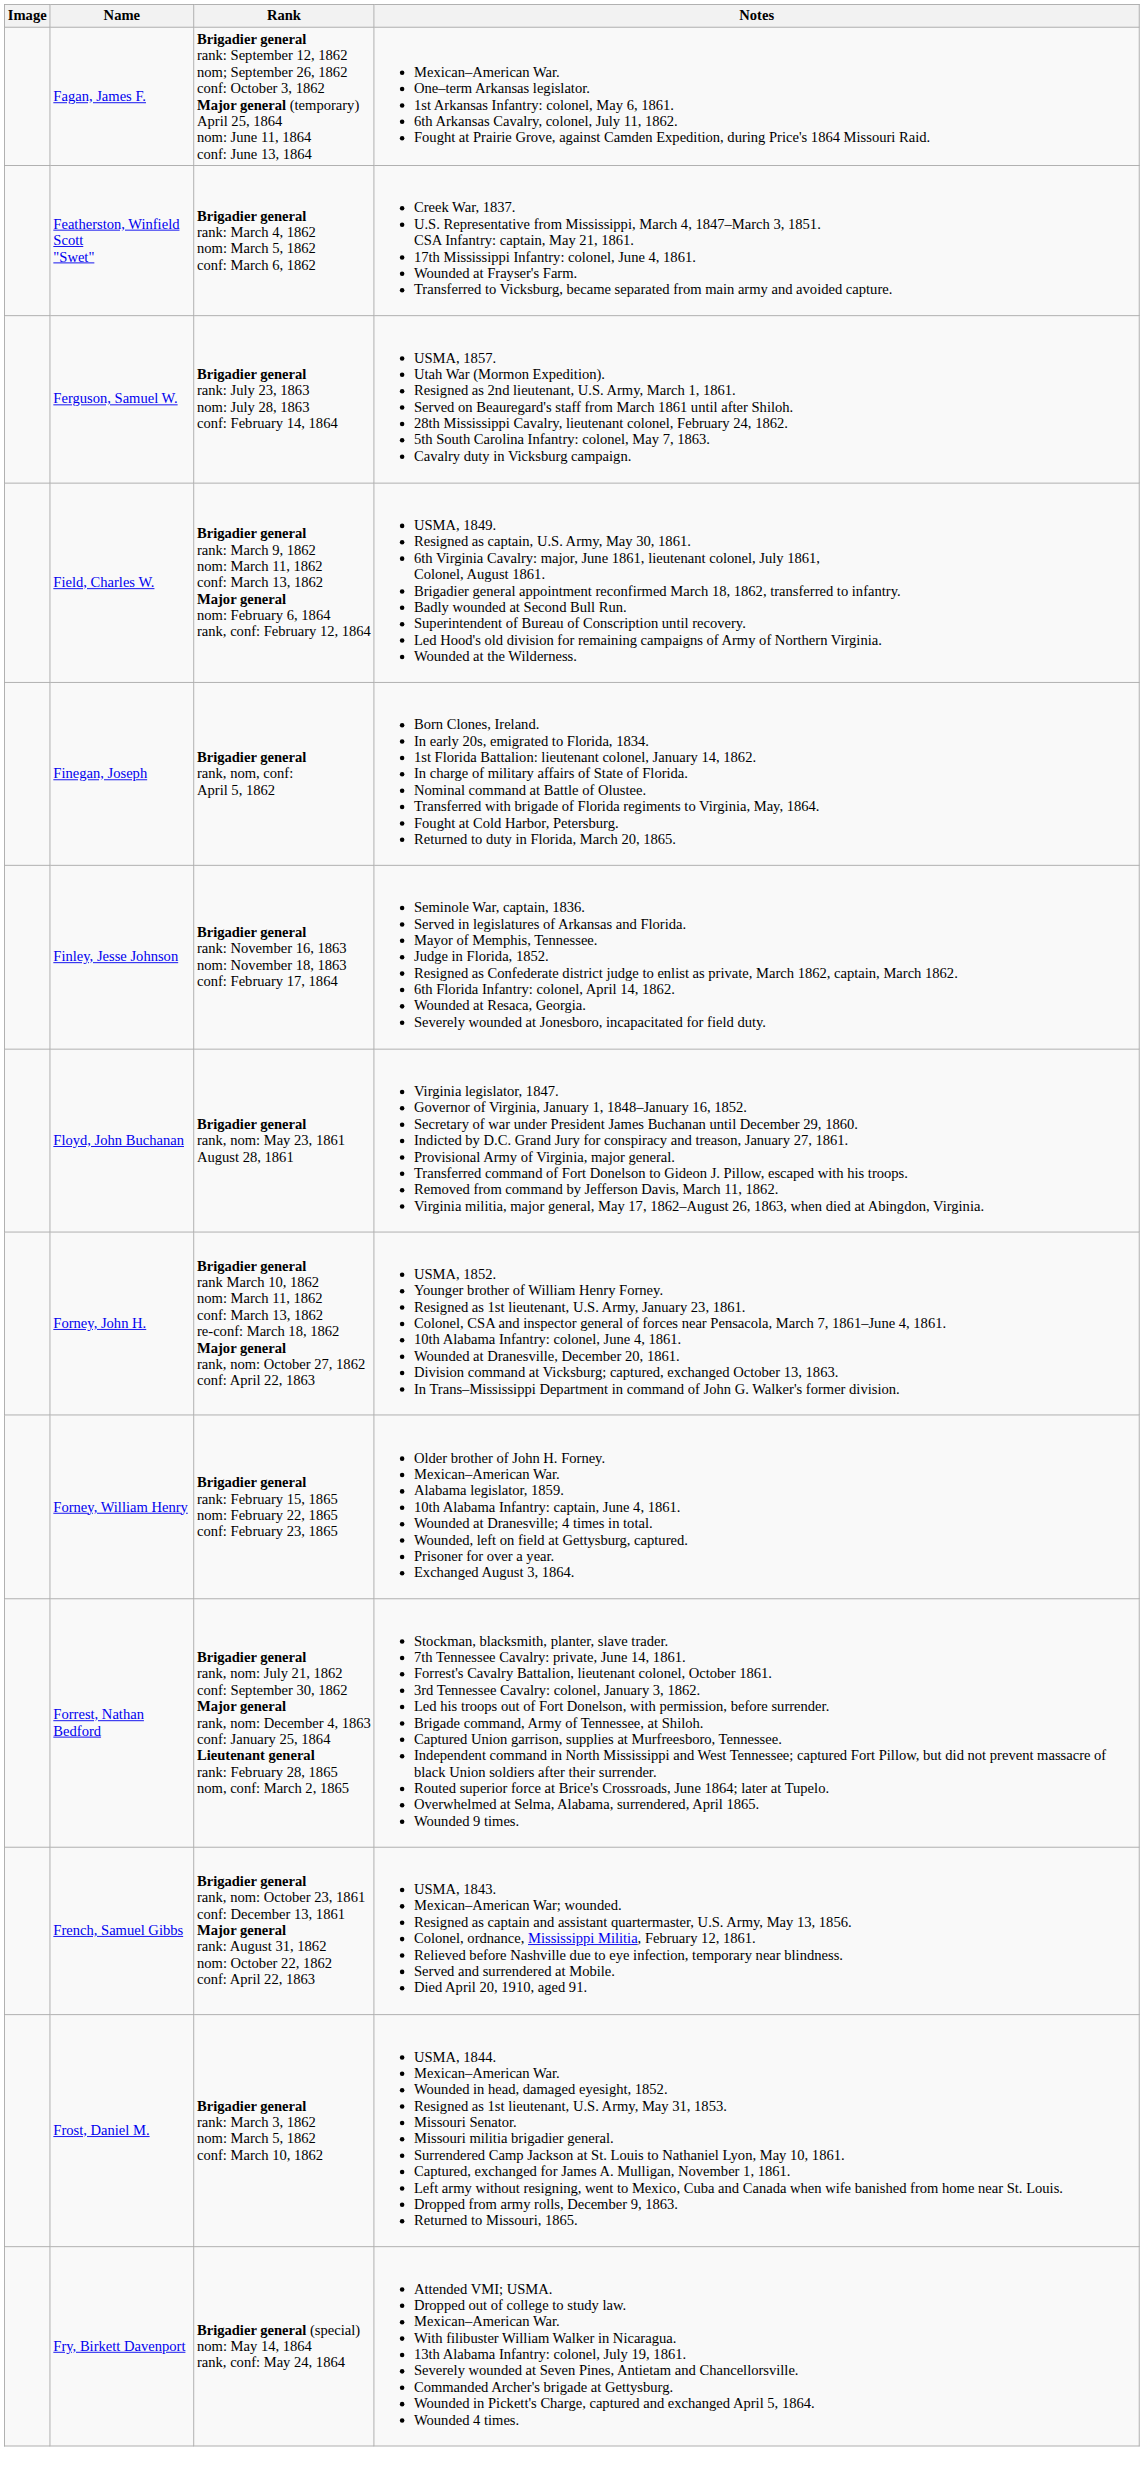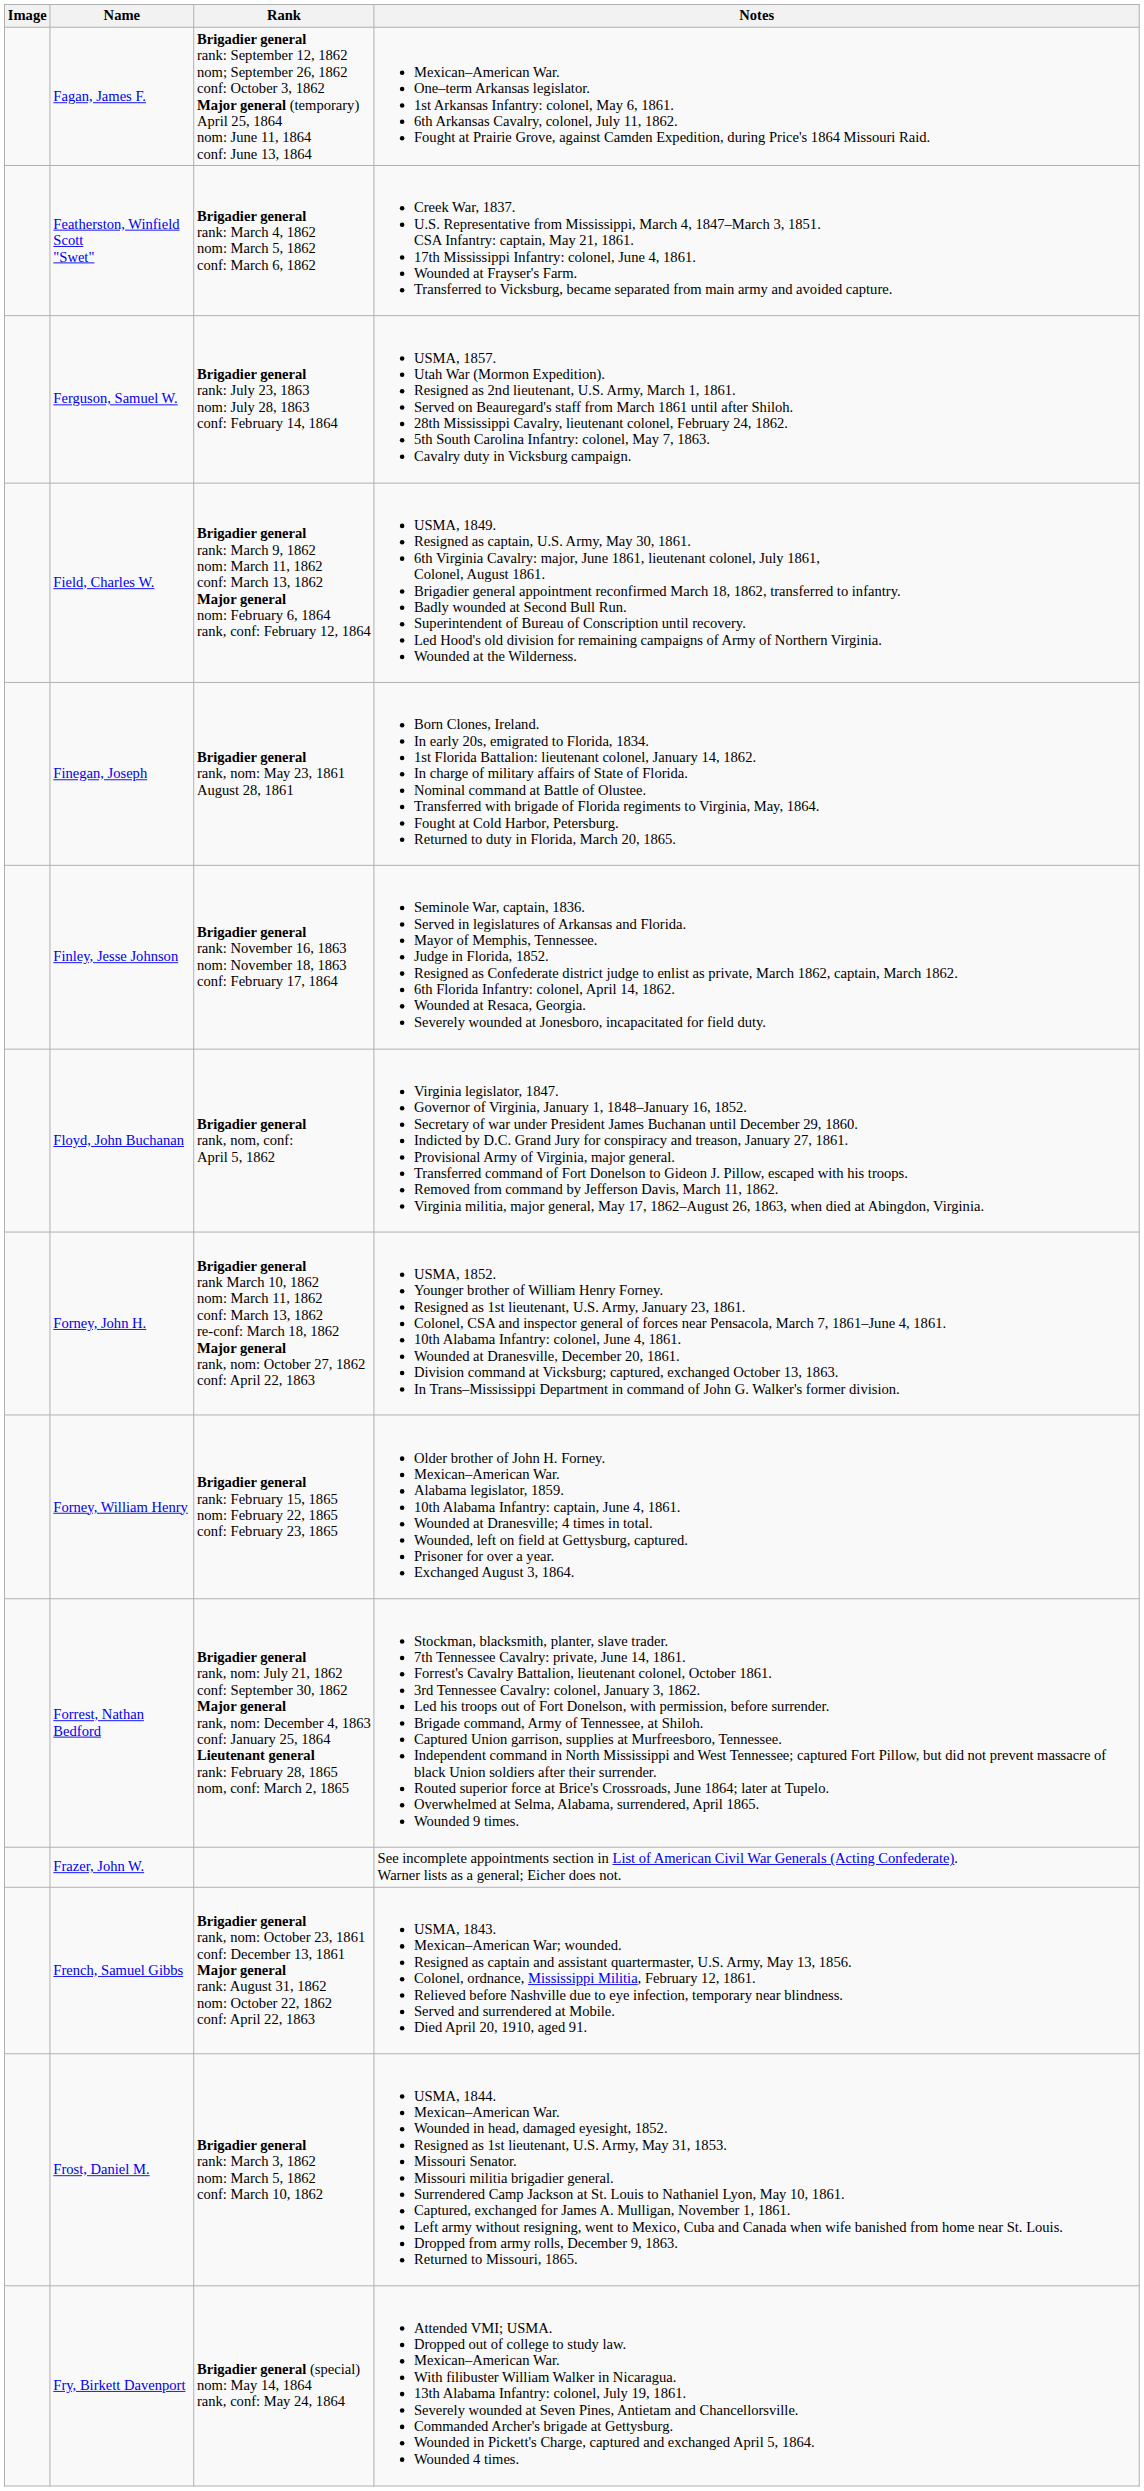(252, 773) Brigadier general rank, nom, conf: April 5, 1862 -> (271, 773) Brigadier general rank, nom: May 23, 1861 August 28, 1861
(271, 1140) Brigadier general rank, nom: May 23, 1861 August 28, 1861 -> (252, 1140) Brigadier general rank, nom, conf: April 5, 1862
+ row: (99, 1867)
